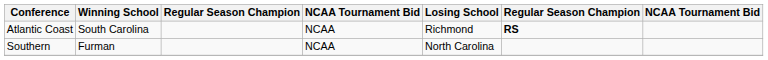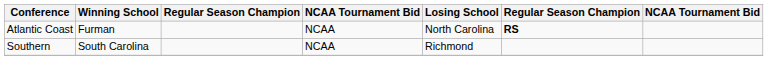(113, 30) South Carolina -> (96, 30) Furman
(449, 30) Richmond -> (460, 30) North Carolina
(96, 47) Furman -> (113, 47) South Carolina
(460, 47) North Carolina -> (449, 47) Richmond
